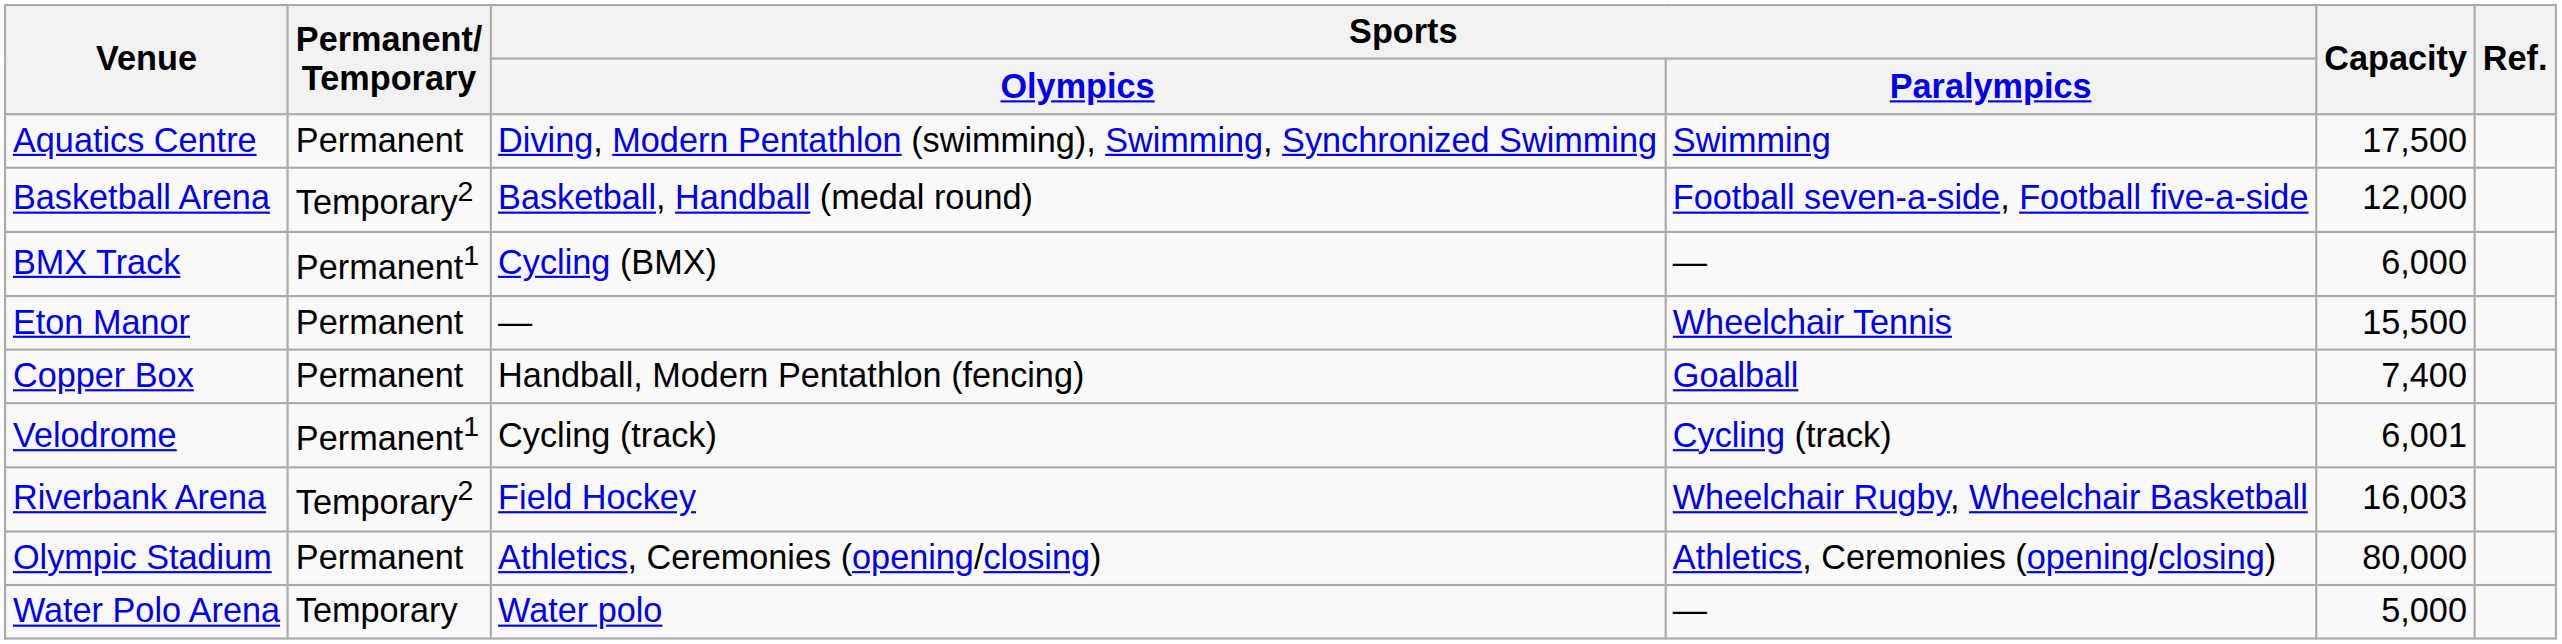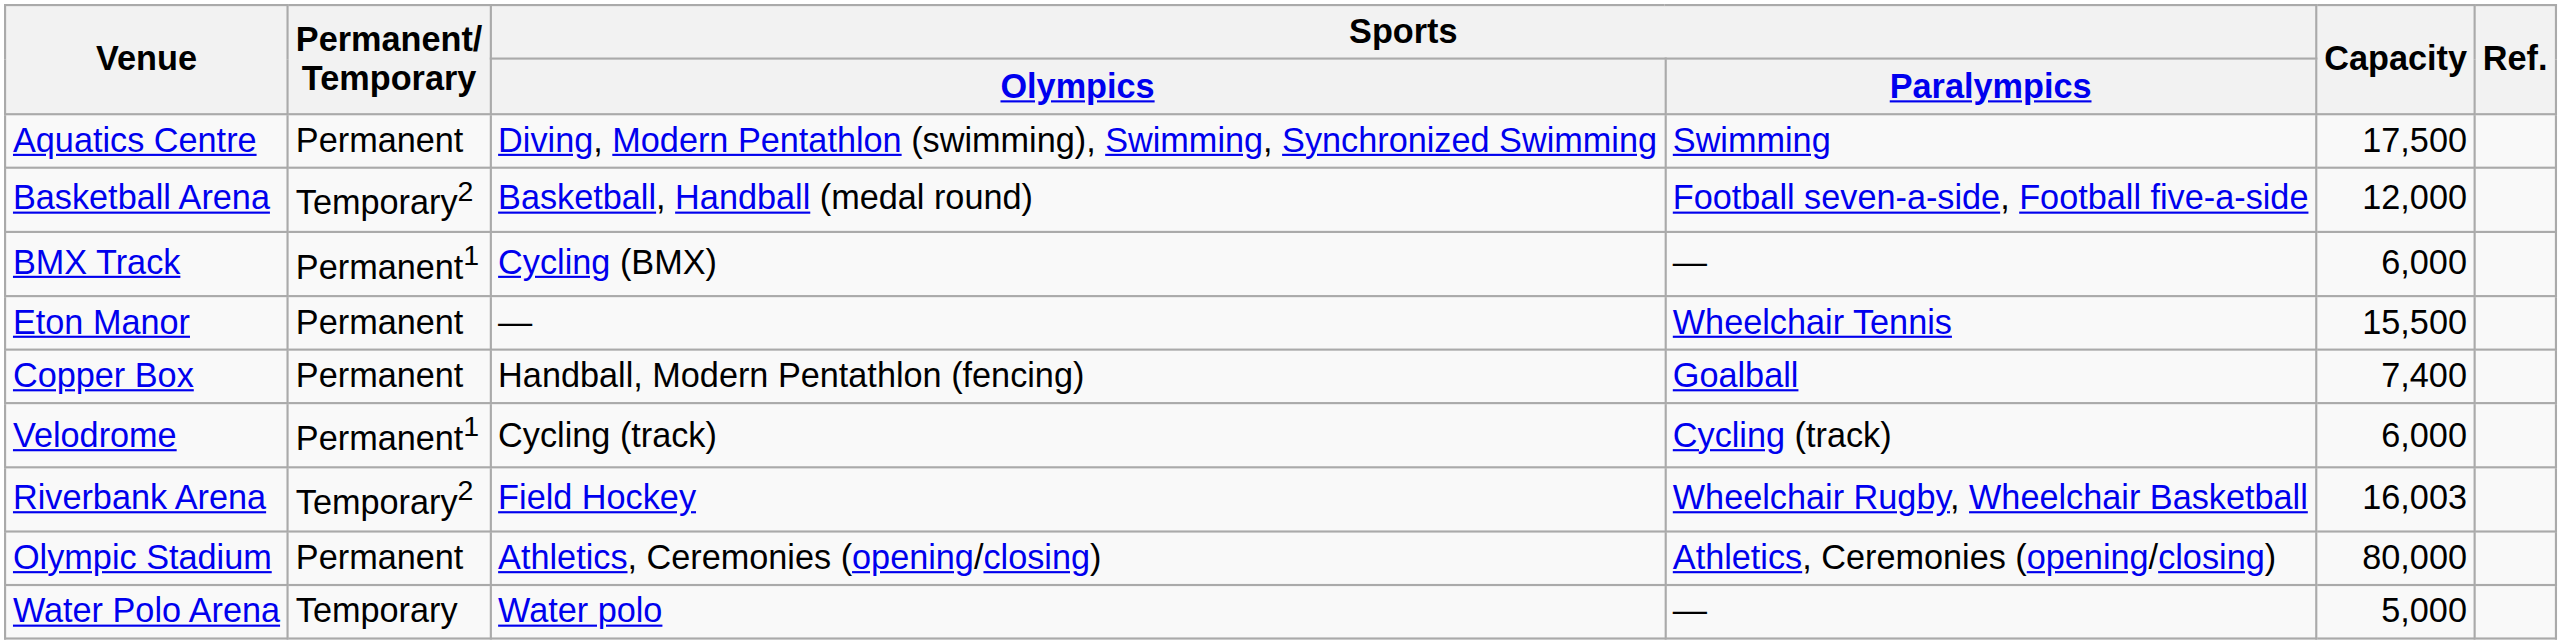(2424, 434) 6,001 -> (2424, 434) 6,000
